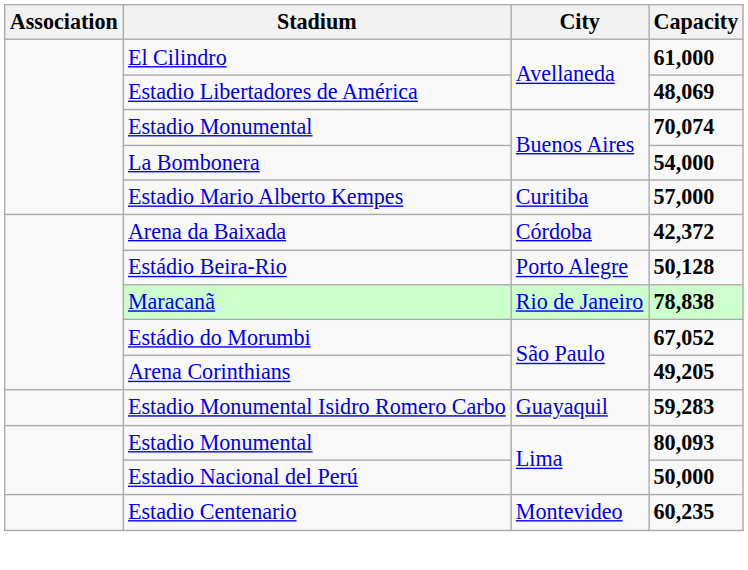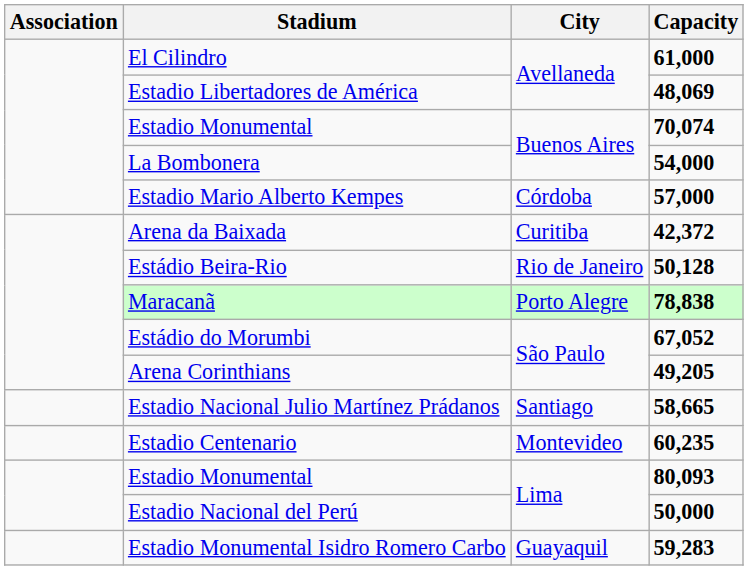(552, 197) Curitiba -> (554, 197) Córdoba
(554, 232) Córdoba -> (552, 232) Curitiba
(572, 267) Porto Alegre -> (580, 267) Rio de Janeiro
(580, 302) Rio de Janeiro -> (572, 302) Porto Alegre
+ row: (314, 407)
rows swapped: (317, 407) <-> (212, 512)
